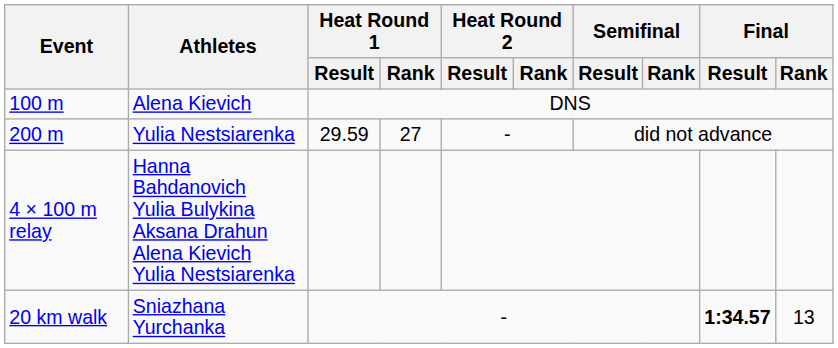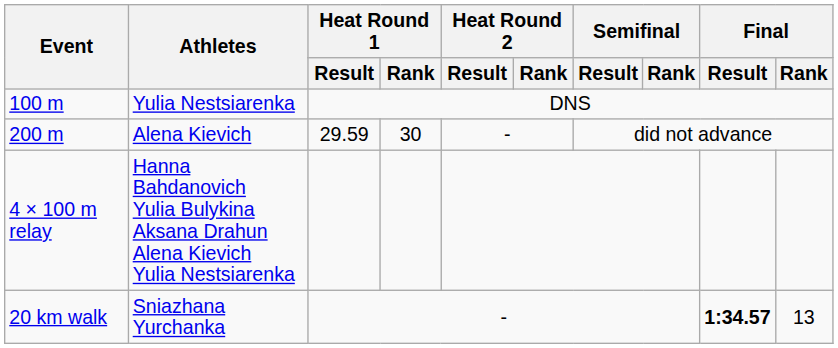(192, 104) Alena Kievich -> (214, 104) Yulia Nestsiarenka
(214, 135) Yulia Nestsiarenka -> (192, 135) Alena Kievich
(411, 135) 27 -> (411, 135) 30
